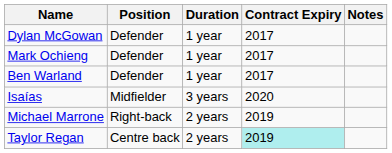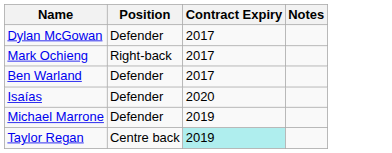- column: (212, 14)
(137, 55) Defender -> (141, 55) Right-back
(138, 96) Midfielder -> (137, 96) Defender
(141, 117) Right-back -> (137, 117) Defender
